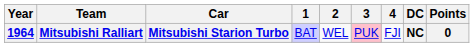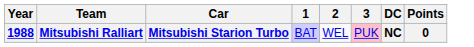- column: (393, 14)
(21, 33) 1964 -> (21, 33) 1988
